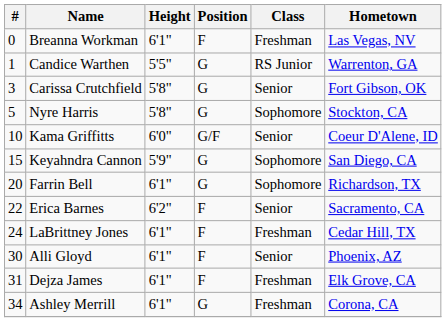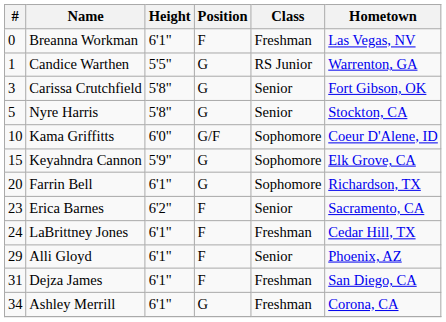(288, 112) Sophomore -> (273, 112) Senior
(273, 136) Senior -> (288, 136) Sophomore
(372, 160) San Diego, CA -> (372, 160) Elk Grove, CA
(15, 208) 22 -> (15, 208) 23
(15, 256) 30 -> (15, 256) 29
(372, 280) Elk Grove, CA -> (372, 280) San Diego, CA
